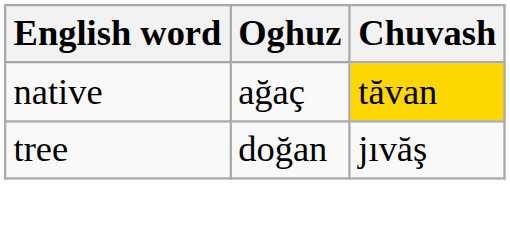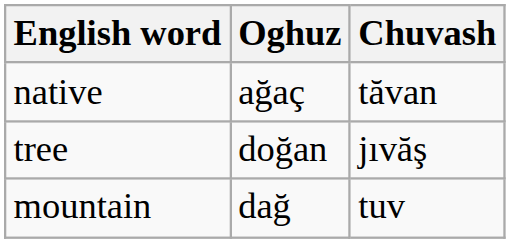(398, 91) gold background -> (398, 91) no background
+ row: (82, 206)
